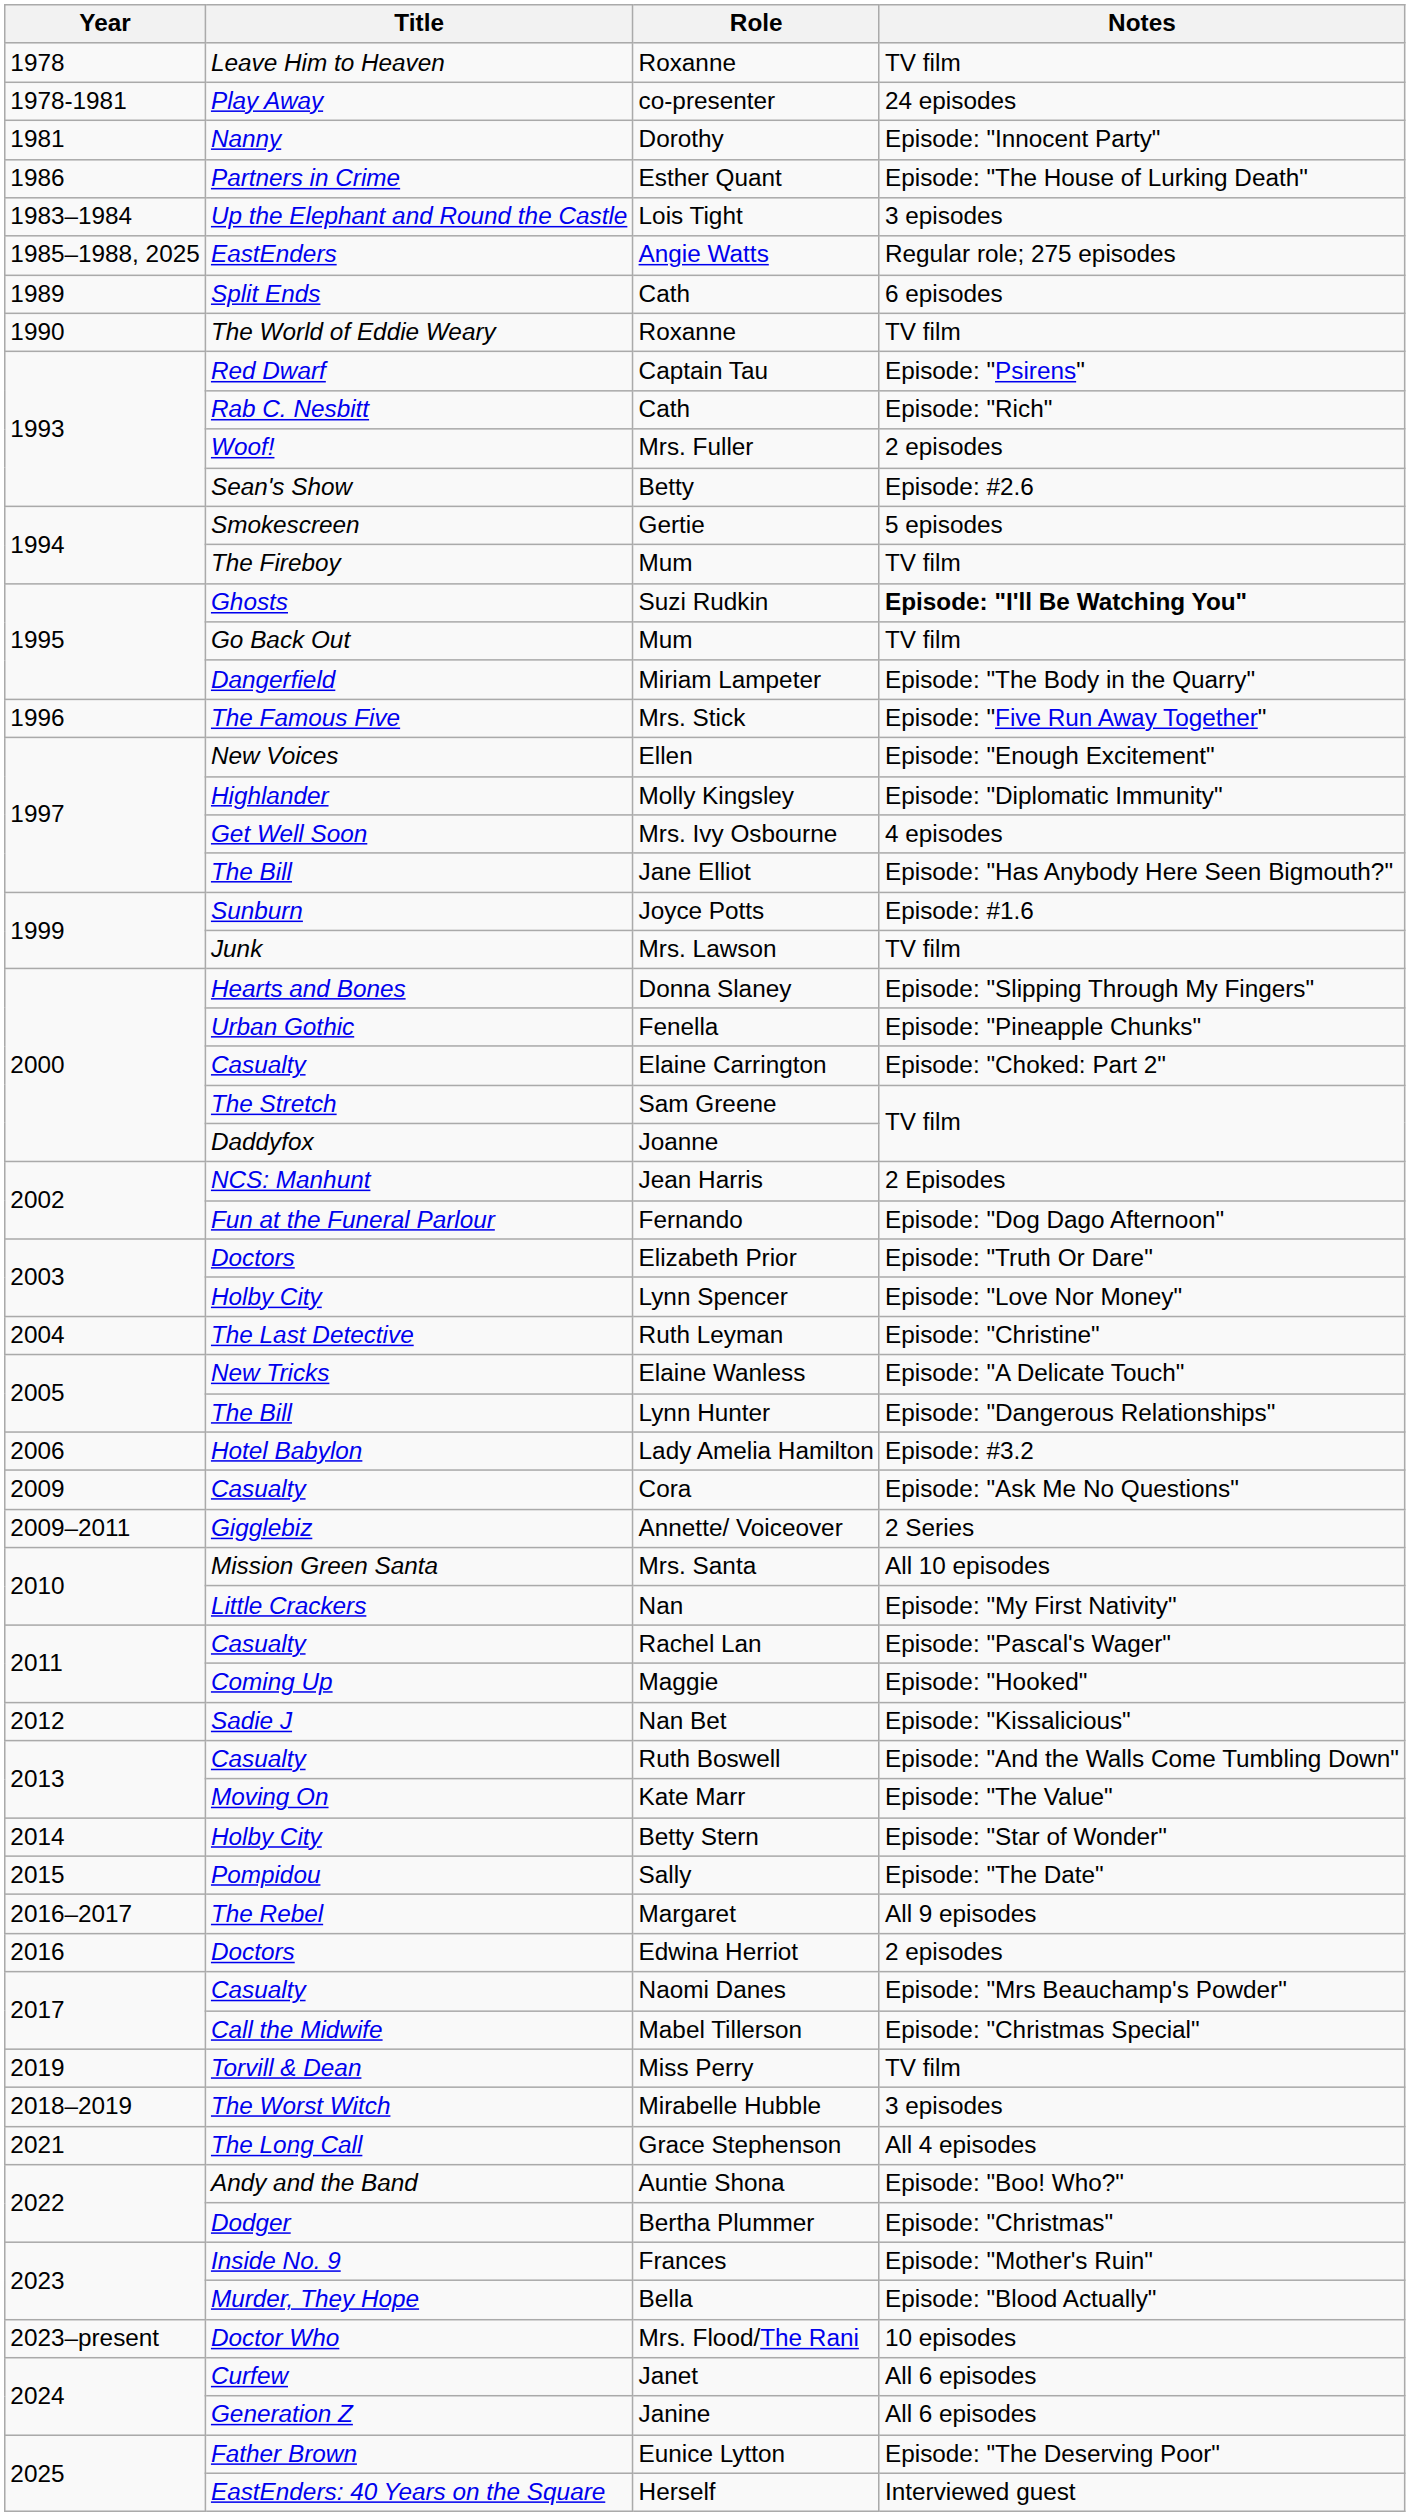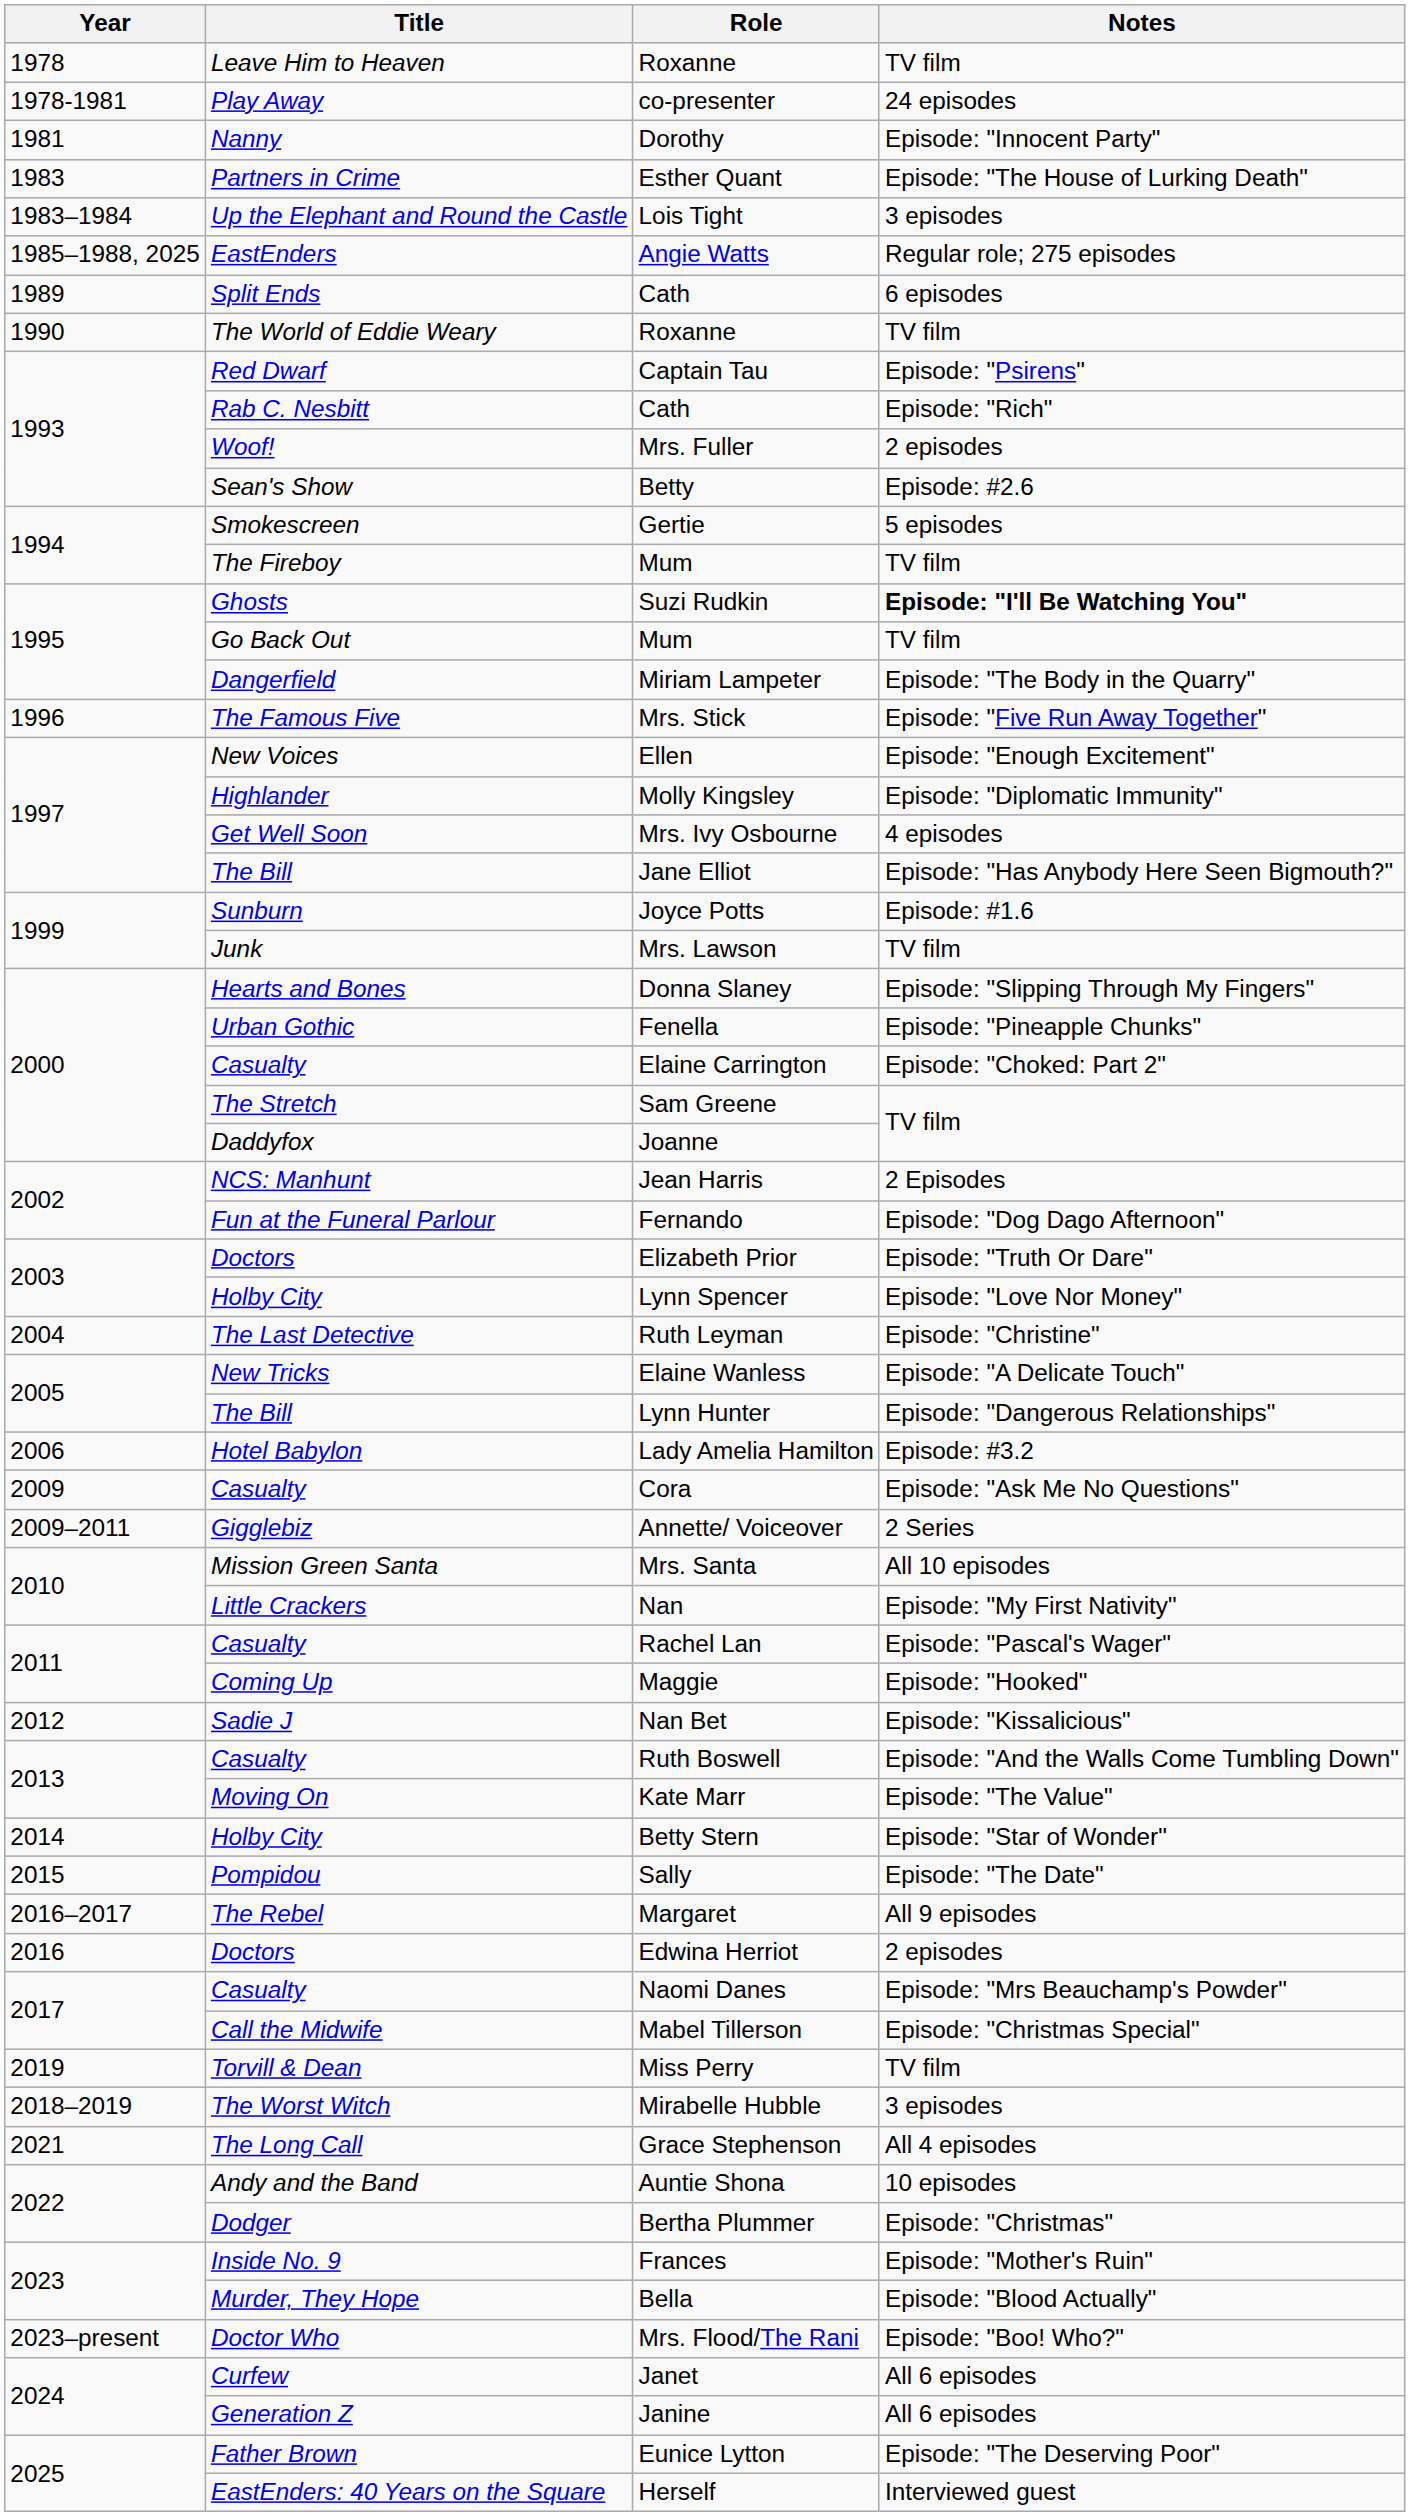(37, 178) 1986 -> (37, 178) 1983
(1005, 2183) Episode: "Boo! Who?" -> (951, 2183) 10 episodes
(951, 2337) 10 episodes -> (1005, 2337) Episode: "Boo! Who?"
